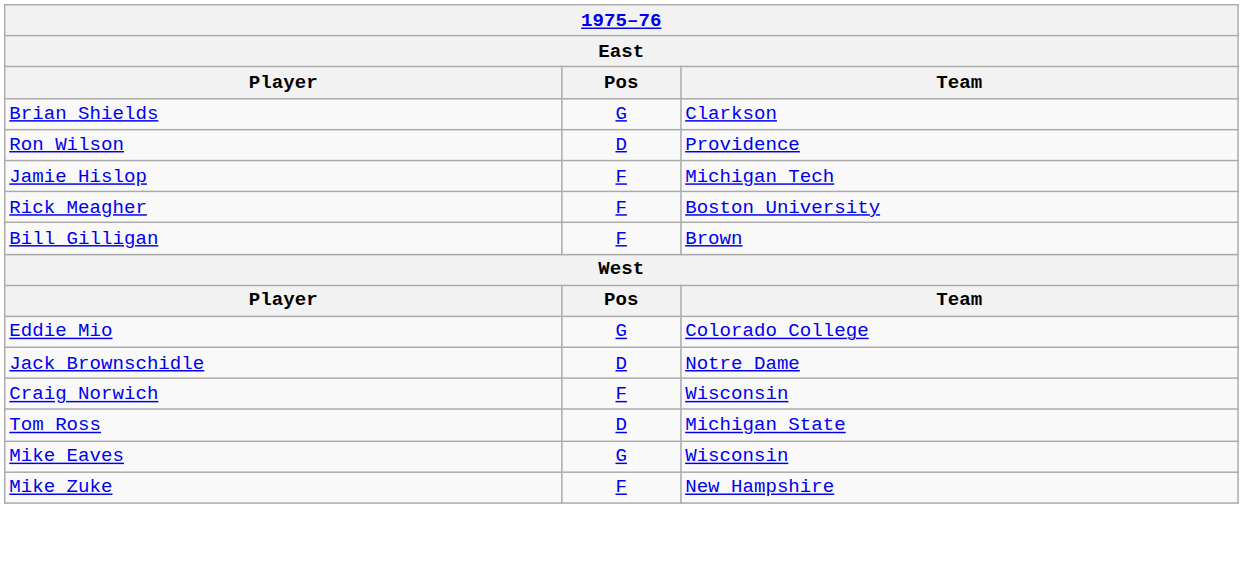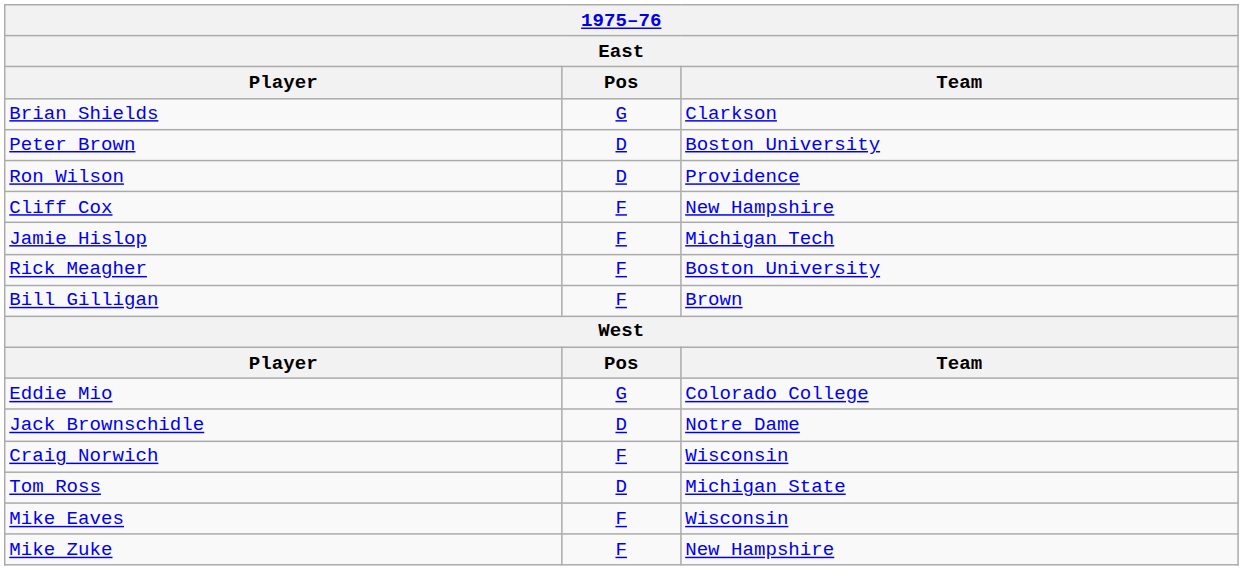+ row: (72, 145)
+ row: (61, 207)
(621, 456) G -> (621, 519) F
